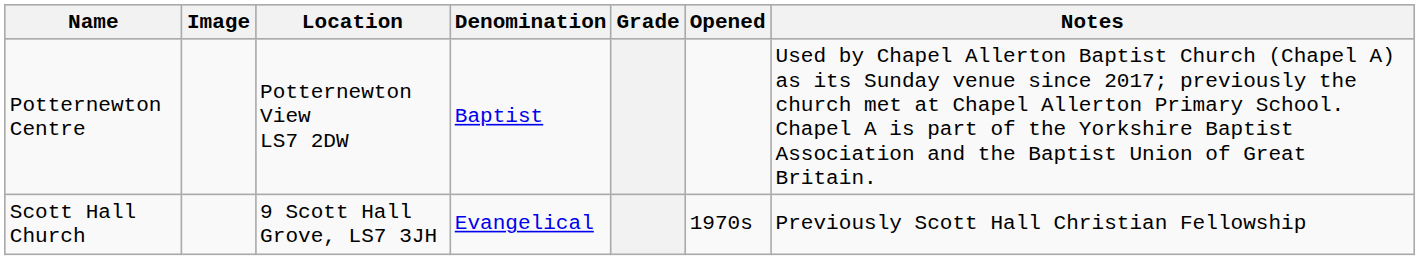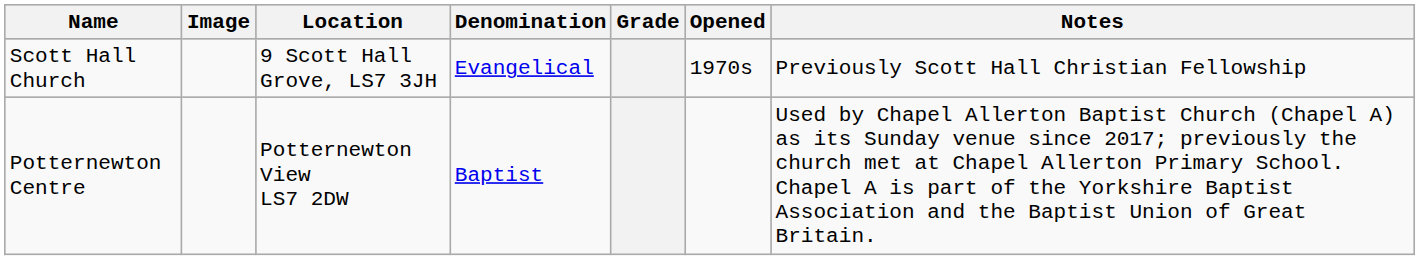rows swapped: (86, 117) <-> (73, 224)
